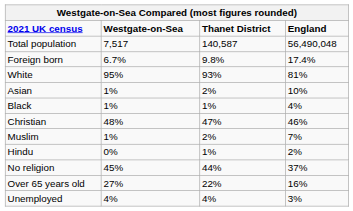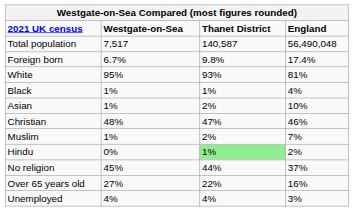rows swapped: (20, 90) <-> (20, 106)
(209, 152) no background -> (209, 152) lightgreen background
